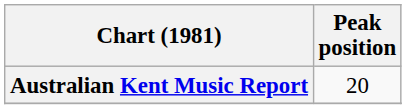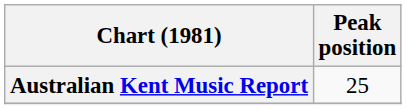(357, 84) 20 -> (357, 84) 25
